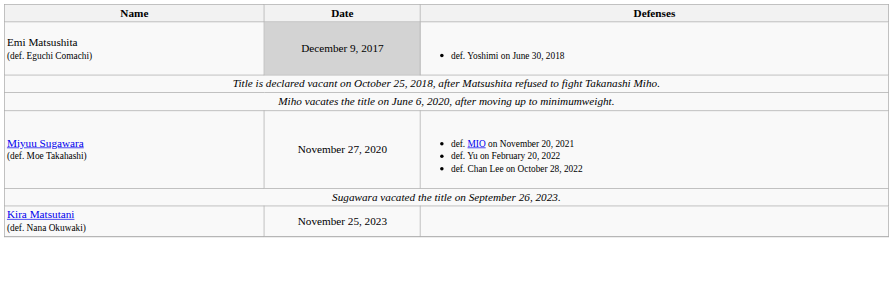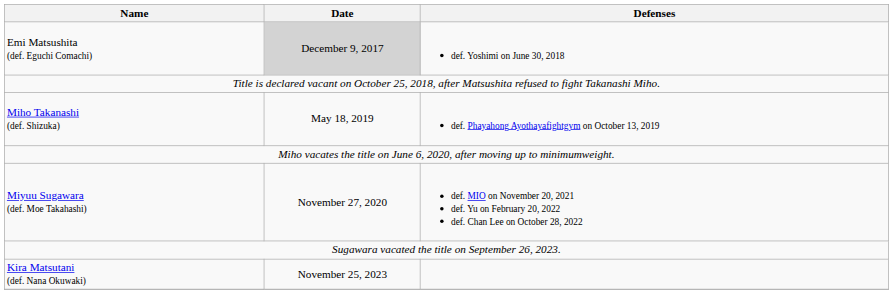+ row: (43, 119)
